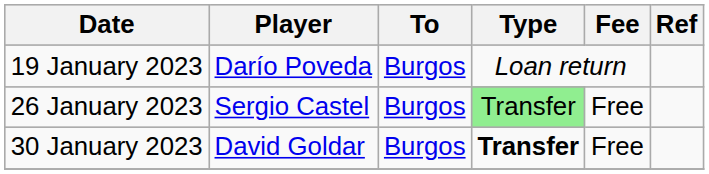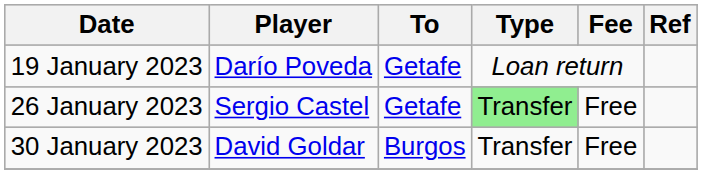(425, 65) Burgos -> (423, 65) Getafe
(425, 106) Burgos -> (423, 106) Getafe
(528, 147) bold -> (525, 147) normal
